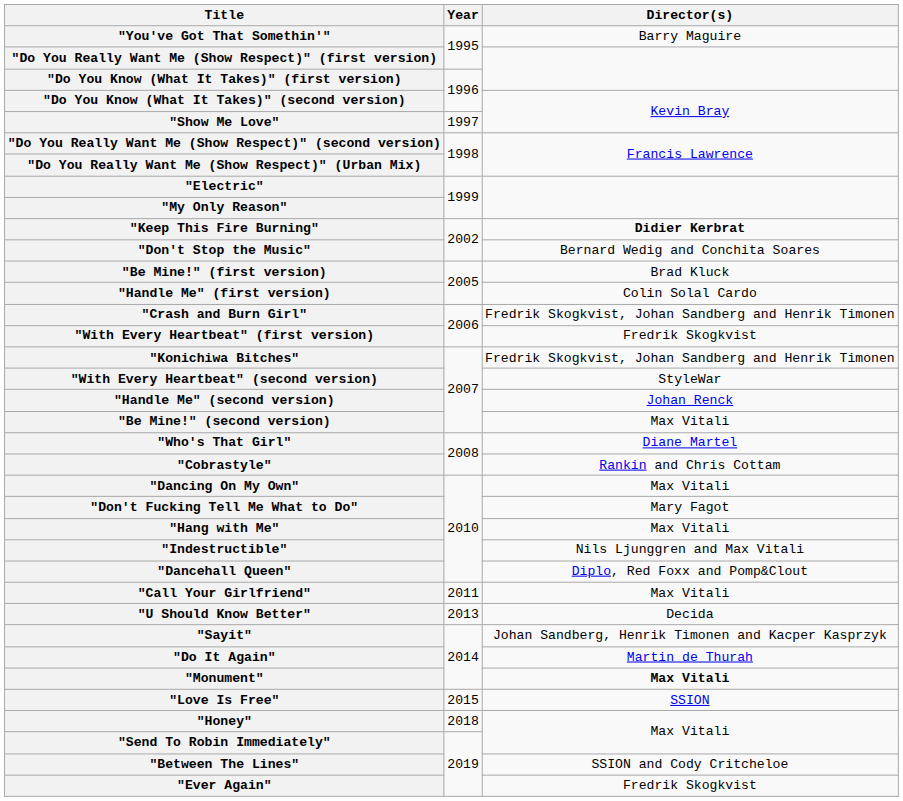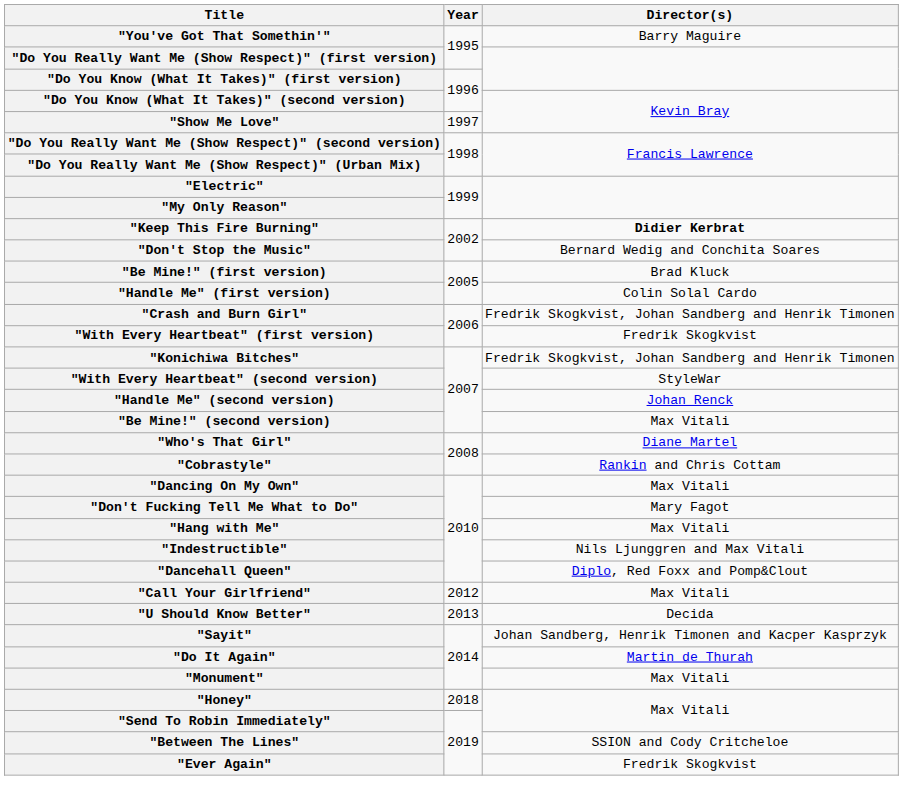(463, 593) 2011 -> (463, 593) 2012
(690, 679) bold -> (690, 679) normal
- row: (224, 700)
